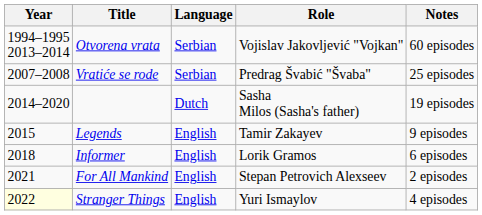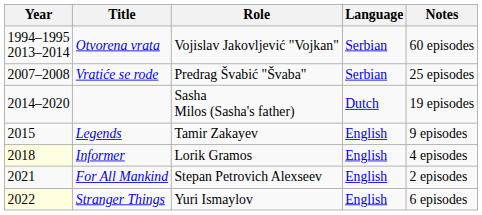columns swapped: (321, 15) <-> (203, 15)
(21, 155) no background -> (21, 155) lightyellow background
(438, 155) 6 episodes -> (438, 155) 4 episodes
(438, 199) 4 episodes -> (438, 199) 6 episodes
